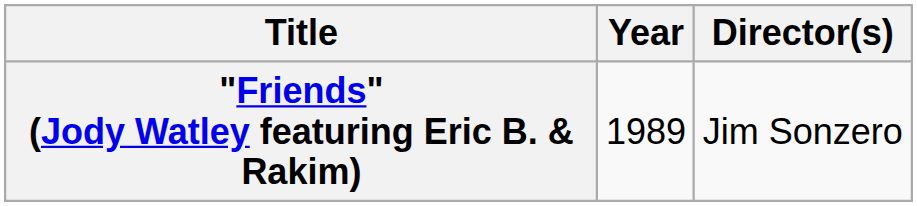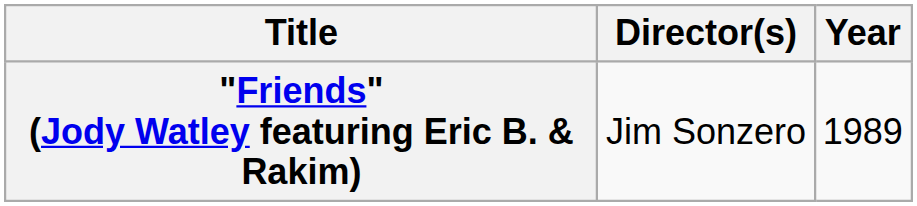columns swapped: (646, 33) <-> (803, 33)
